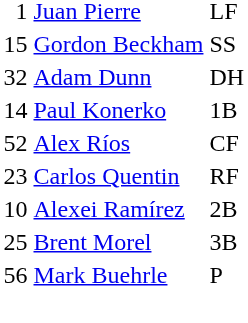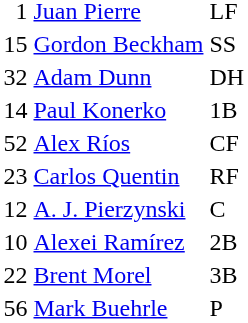+ row: (109, 208)
(16, 241) 25 -> (16, 274) 22
